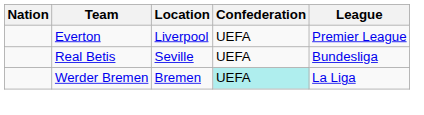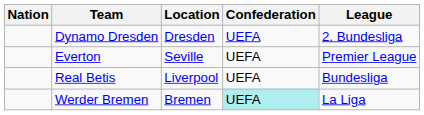+ row: (107, 36)
(181, 36) Liverpool -> (184, 57) Seville
(174, 57) Seville -> (191, 78) Liverpool
